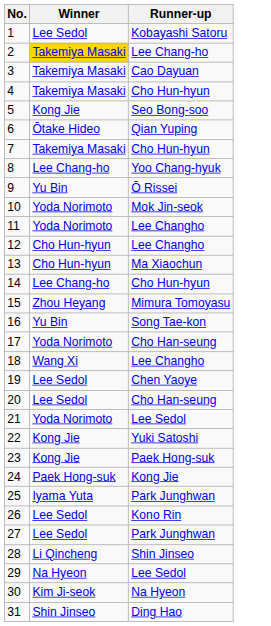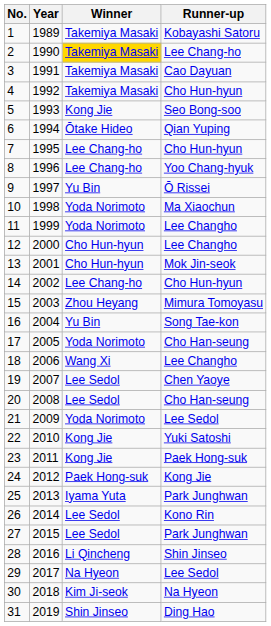+ column: (46, 14)
(60, 33) Lee Sedol -> (112, 33) Takemiya Masaki
(79, 149) Takemiya Masaki -> (104, 149) Lee Chang-ho
(167, 206) Mok Jin-seok -> (199, 206) Ma Xiaochun
(167, 264) Ma Xiaochun -> (200, 264) Mok Jin-seok
